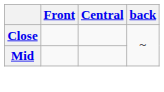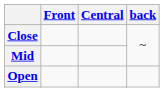+ row: (23, 76)
